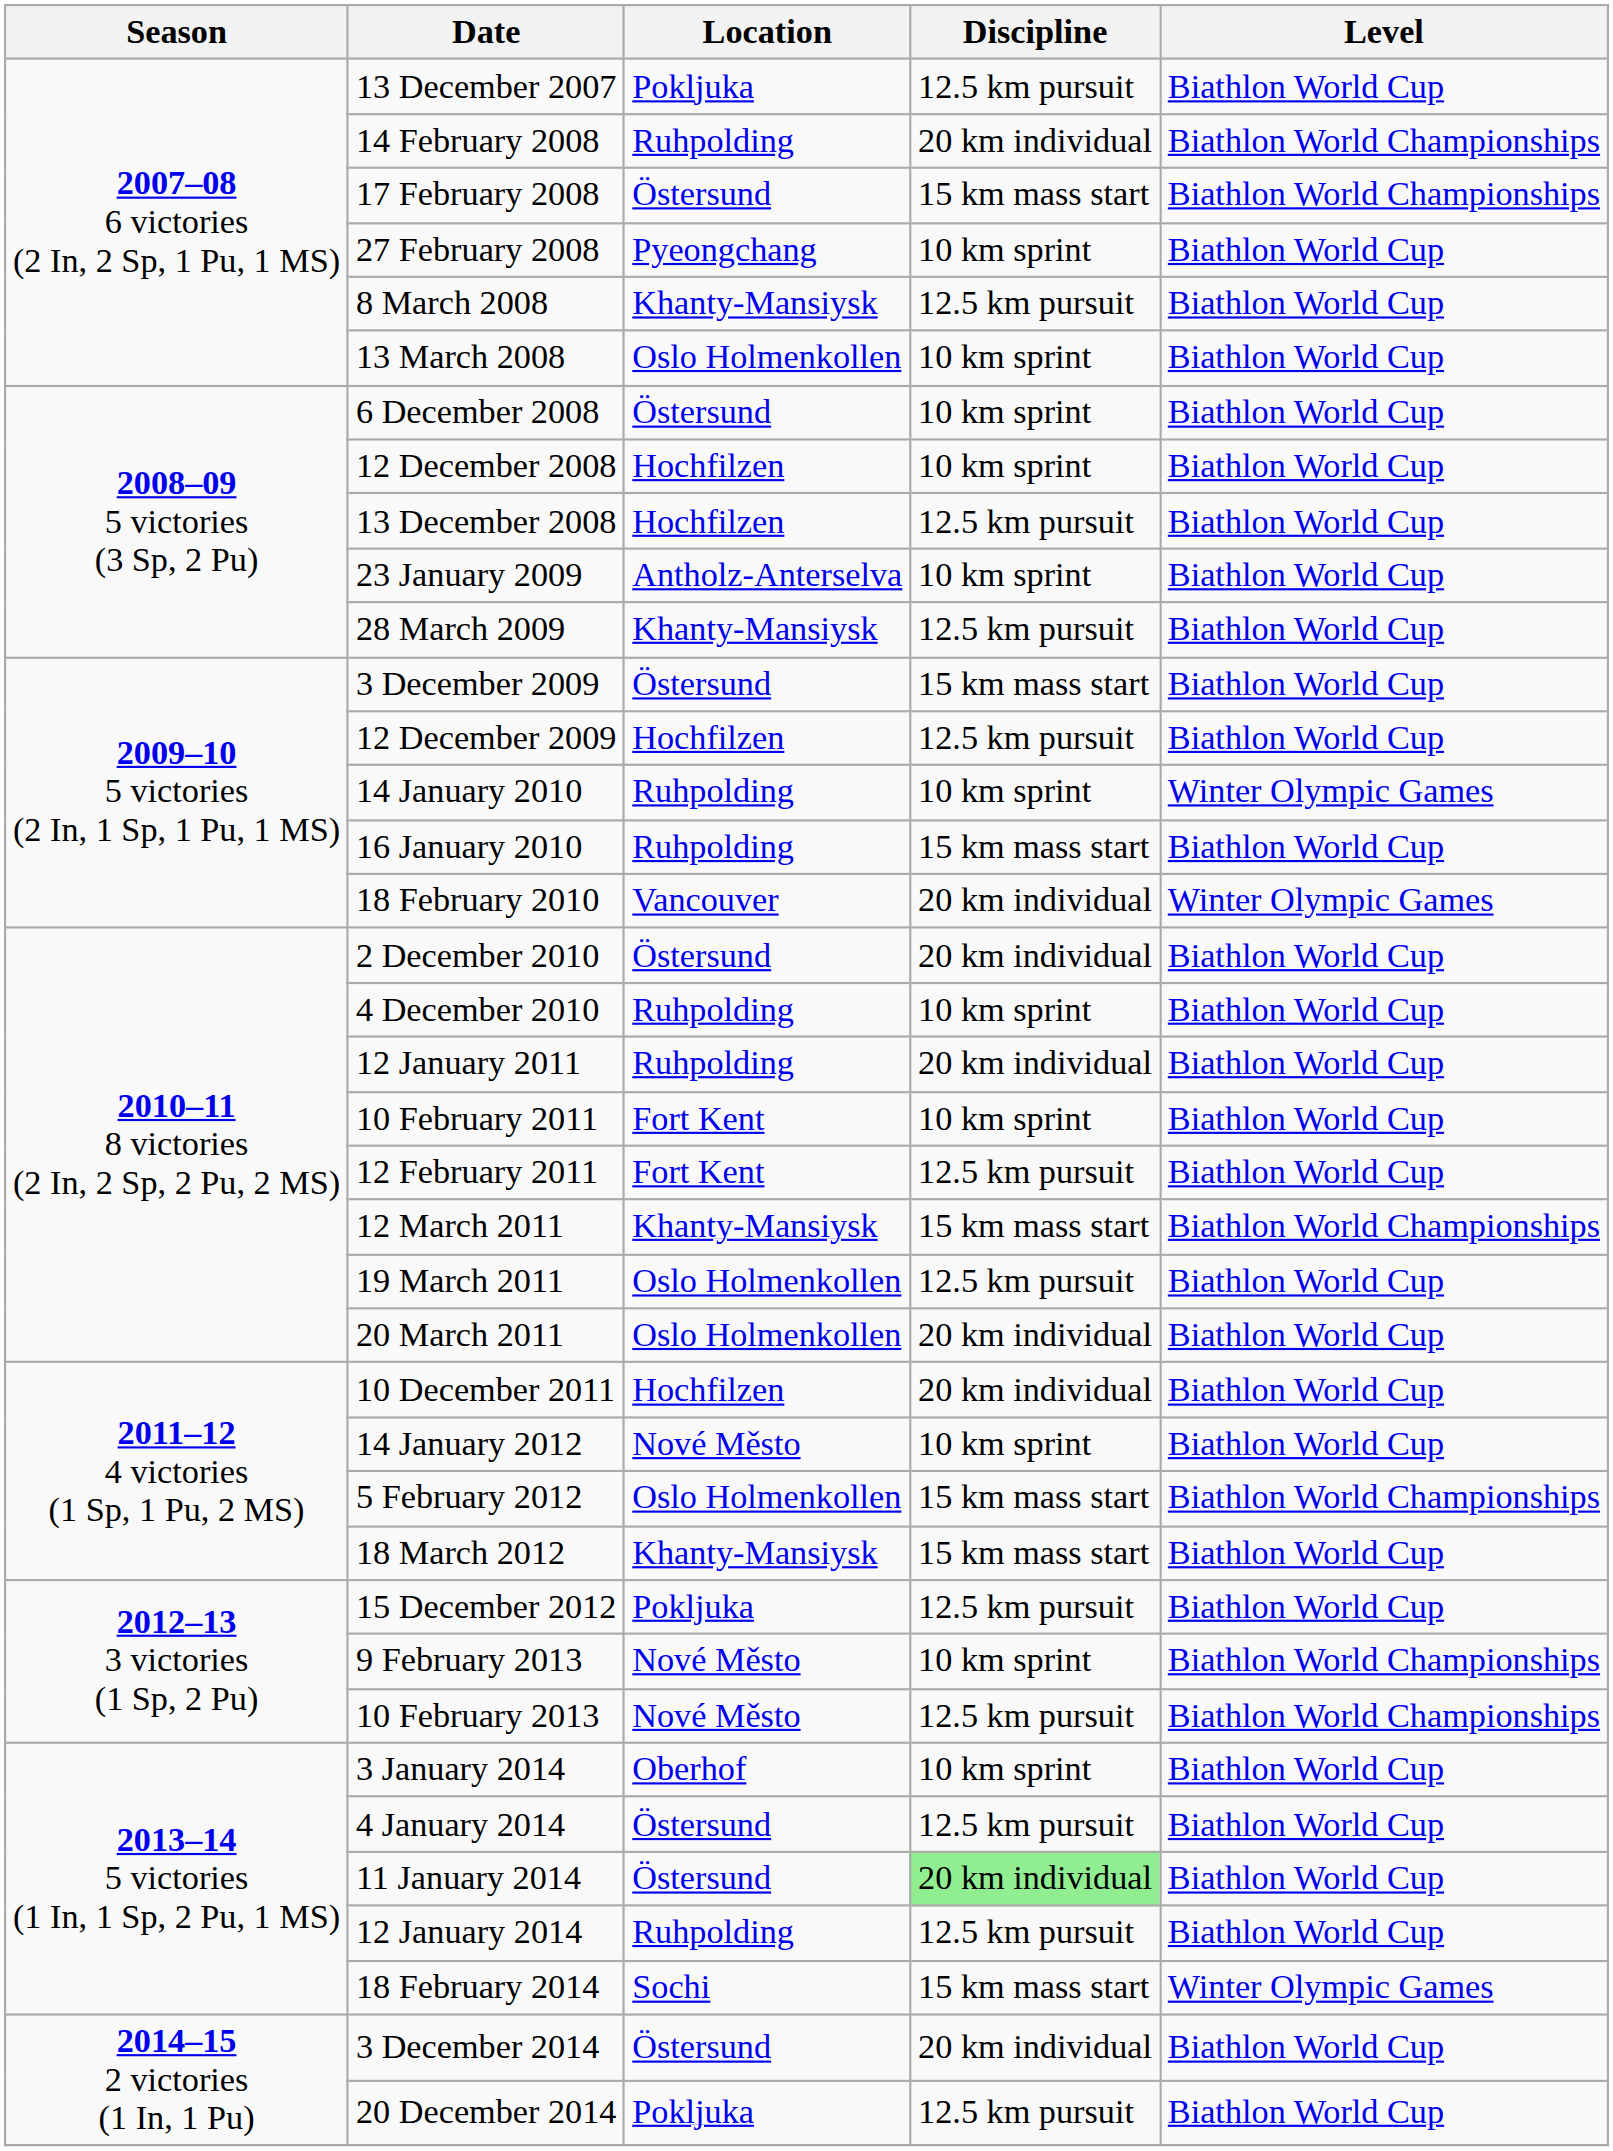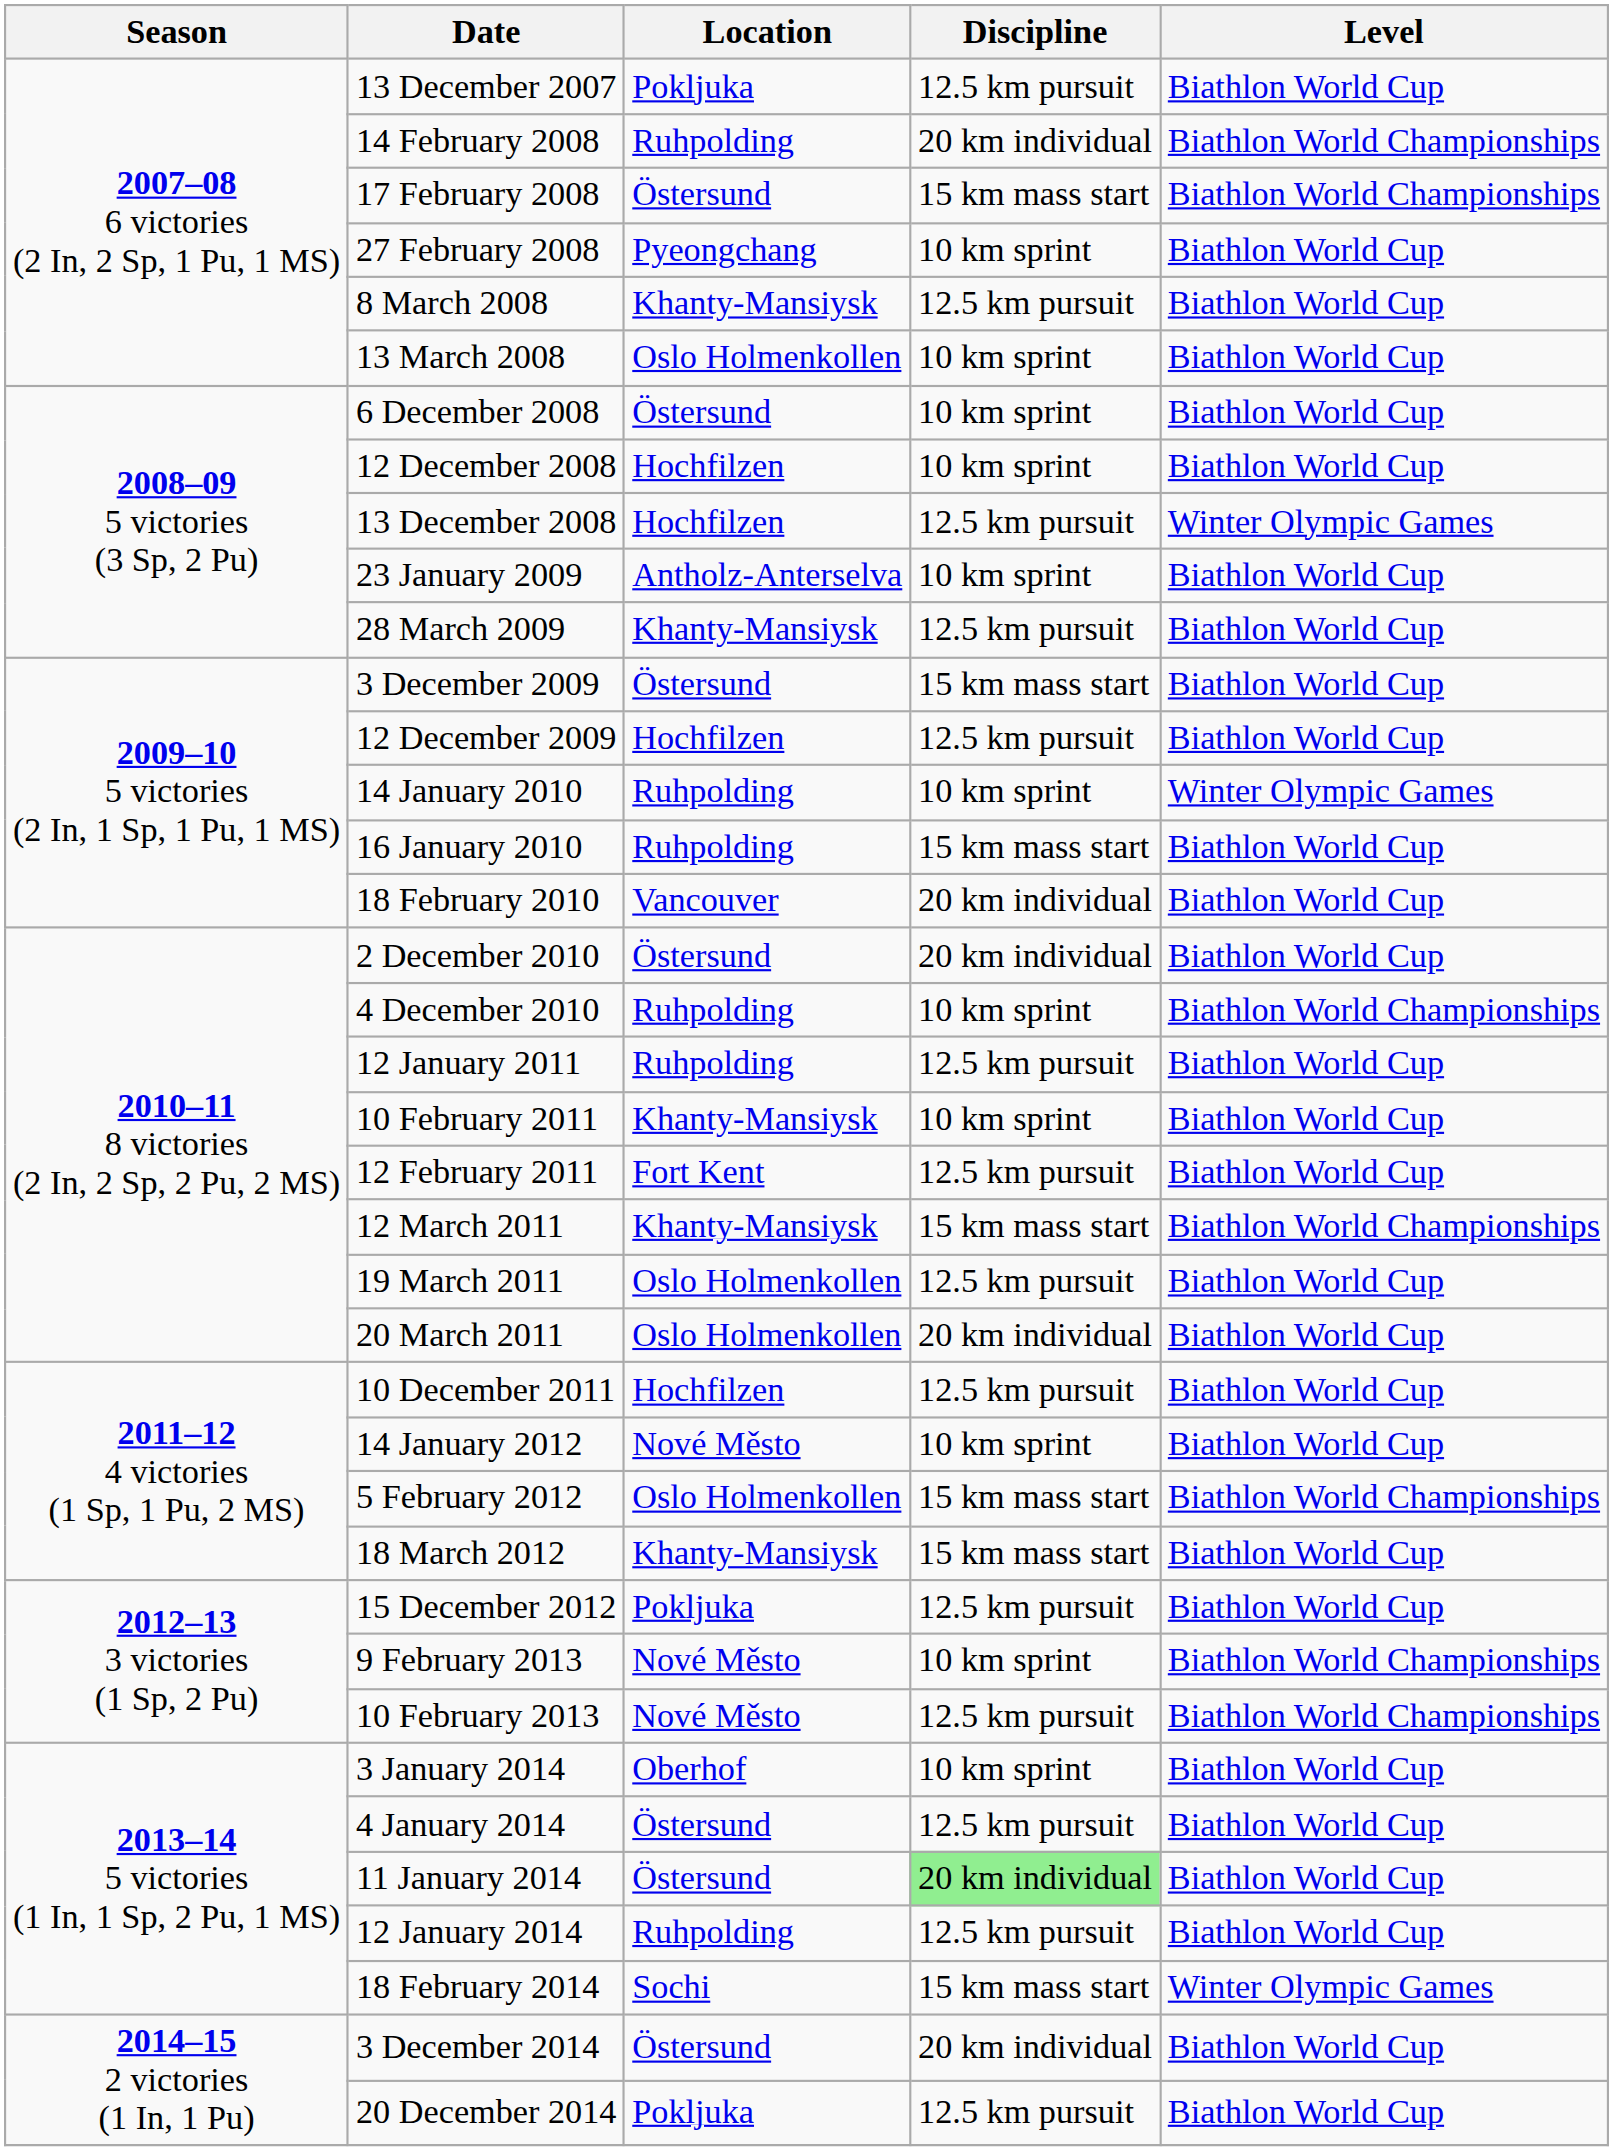(1306, 520) Biathlon World Cup -> (1331, 520) Winter Olympic Games
(1331, 900) Winter Olympic Games -> (1306, 900) Biathlon World Cup
(1306, 1009) Biathlon World Cup -> (1384, 1009) Biathlon World Championships
(1035, 1063) 20 km individual -> (1026, 1063) 12.5 km pursuit
(698, 1117) Fort Kent -> (755, 1117) Khanty-Mansiysk
(1035, 1389) 20 km individual -> (1026, 1389) 12.5 km pursuit
